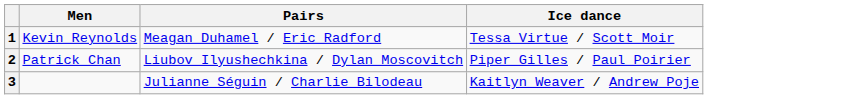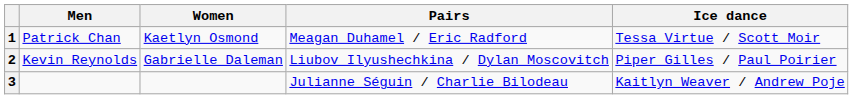+ column: (213, 16)
(80, 38) Kevin Reynolds -> (72, 38) Patrick Chan
(72, 60) Patrick Chan -> (80, 60) Kevin Reynolds
